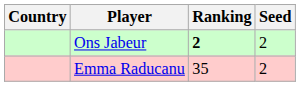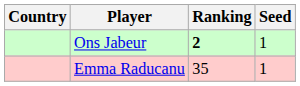(263, 42) 2 -> (263, 42) 1
(263, 68) 2 -> (263, 68) 1
